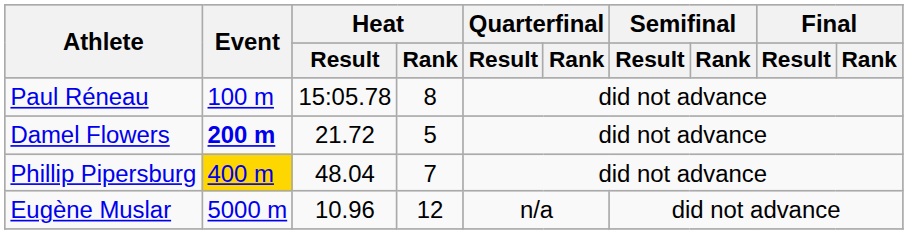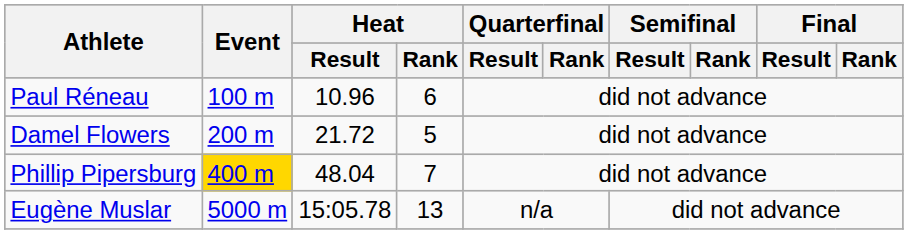(345, 98) 15:05.78 -> (345, 98) 10.96
(430, 98) 8 -> (430, 98) 6
(241, 135) bold -> (241, 135) normal
(345, 211) 10.96 -> (345, 211) 15:05.78
(430, 211) 12 -> (430, 211) 13
